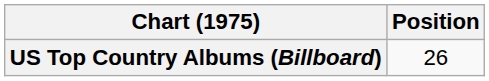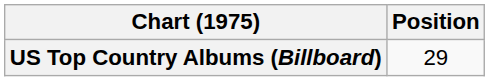(436, 57) 26 -> (436, 57) 29
